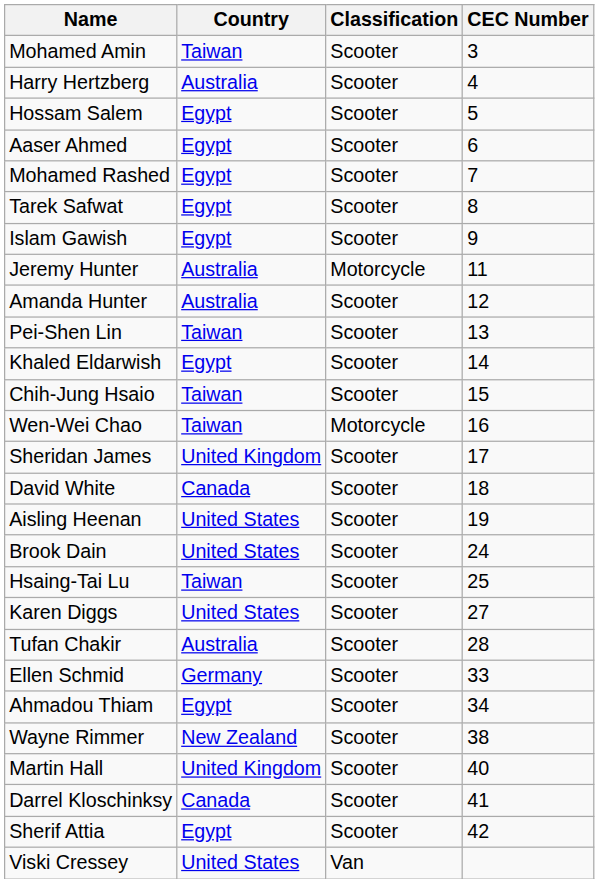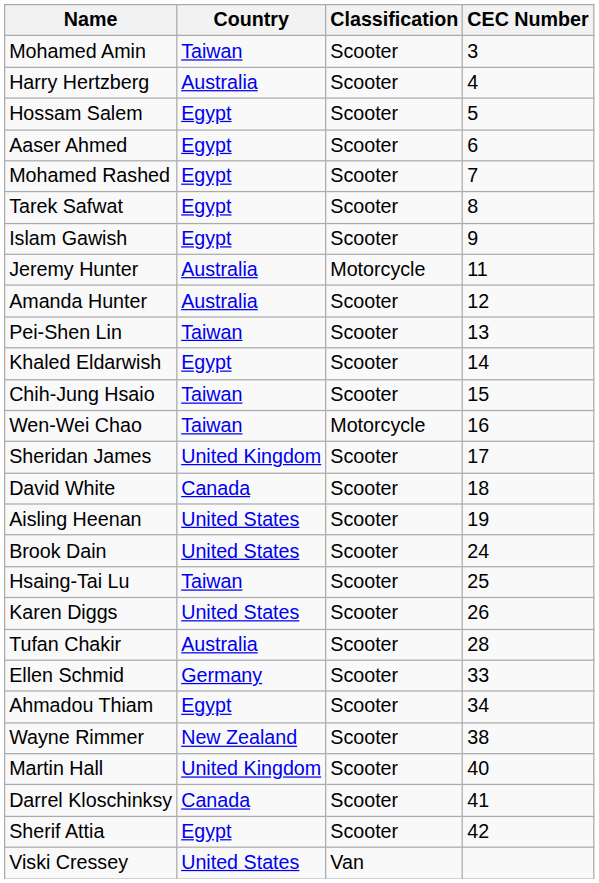(478, 613) 27 -> (478, 613) 26
